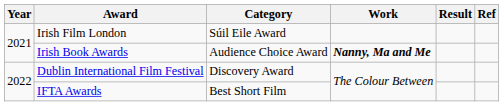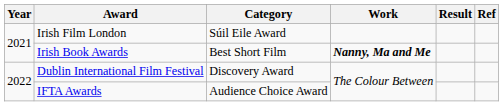(268, 52) Audience Choice Award -> (248, 52) Best Short Film
(248, 91) Best Short Film -> (268, 91) Audience Choice Award
